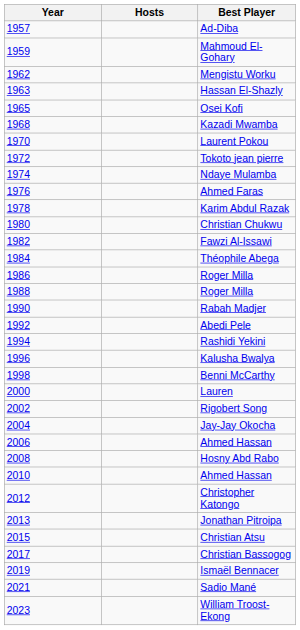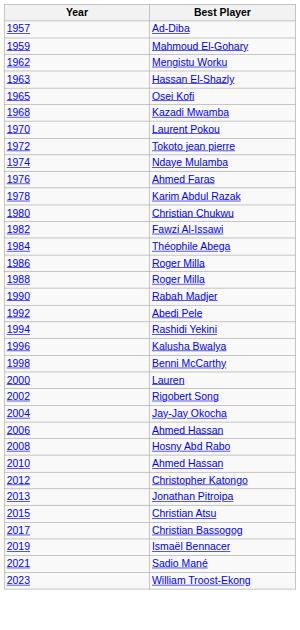- column: (150, 12)
